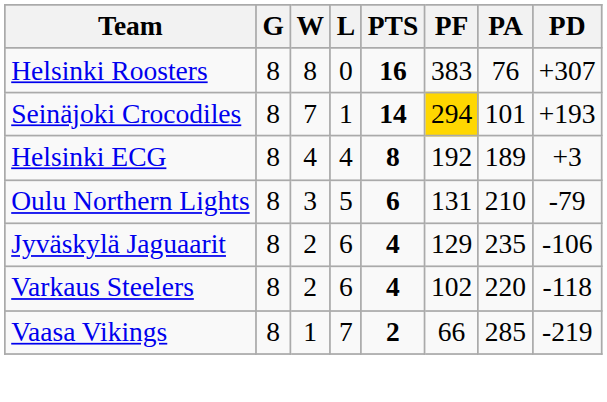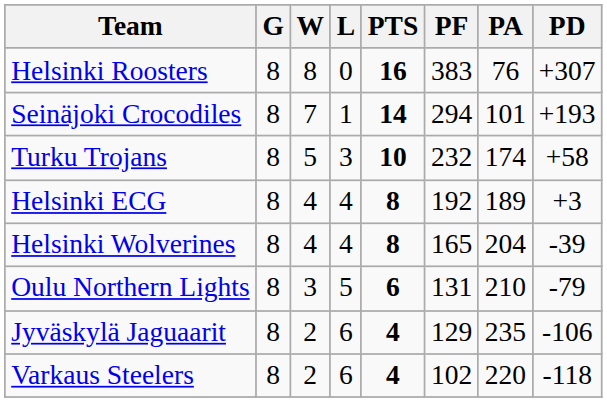(452, 113) gold background -> (452, 113) no background
+ row: (89, 157)
+ row: (123, 244)
- row: (89, 331)
